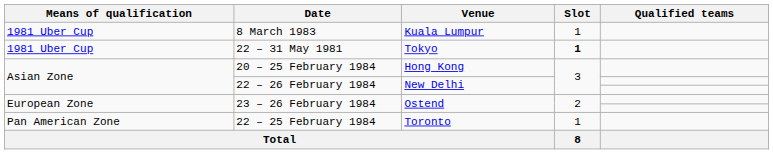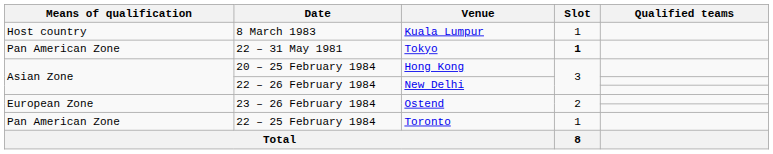(50, 31) 1981 Uber Cup -> (47, 31) Host country
(50, 49) 1981 Uber Cup -> (63, 49) Pan American Zone
